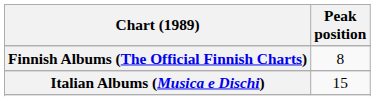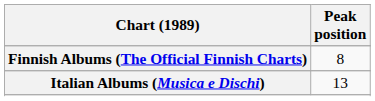(340, 82) 15 -> (340, 82) 13
